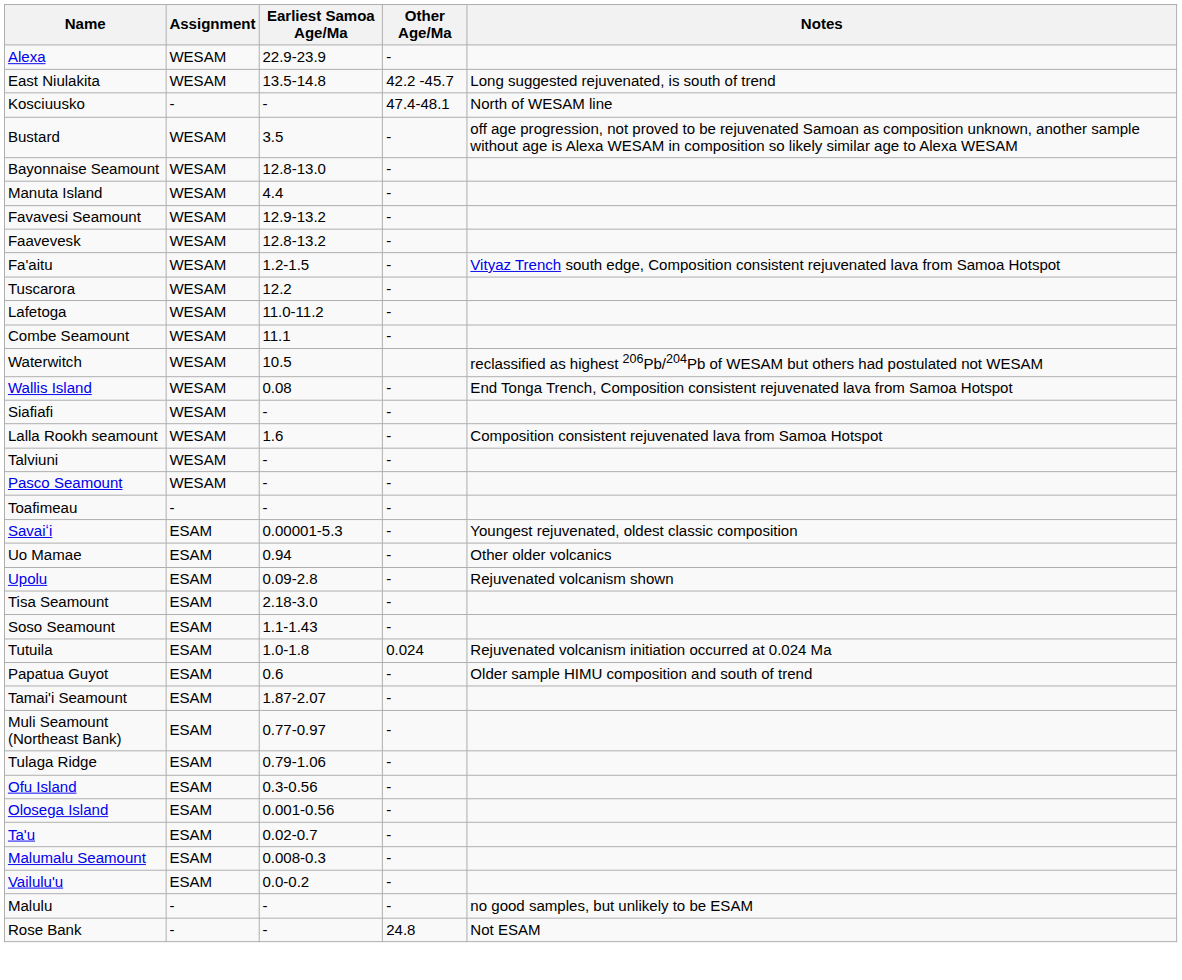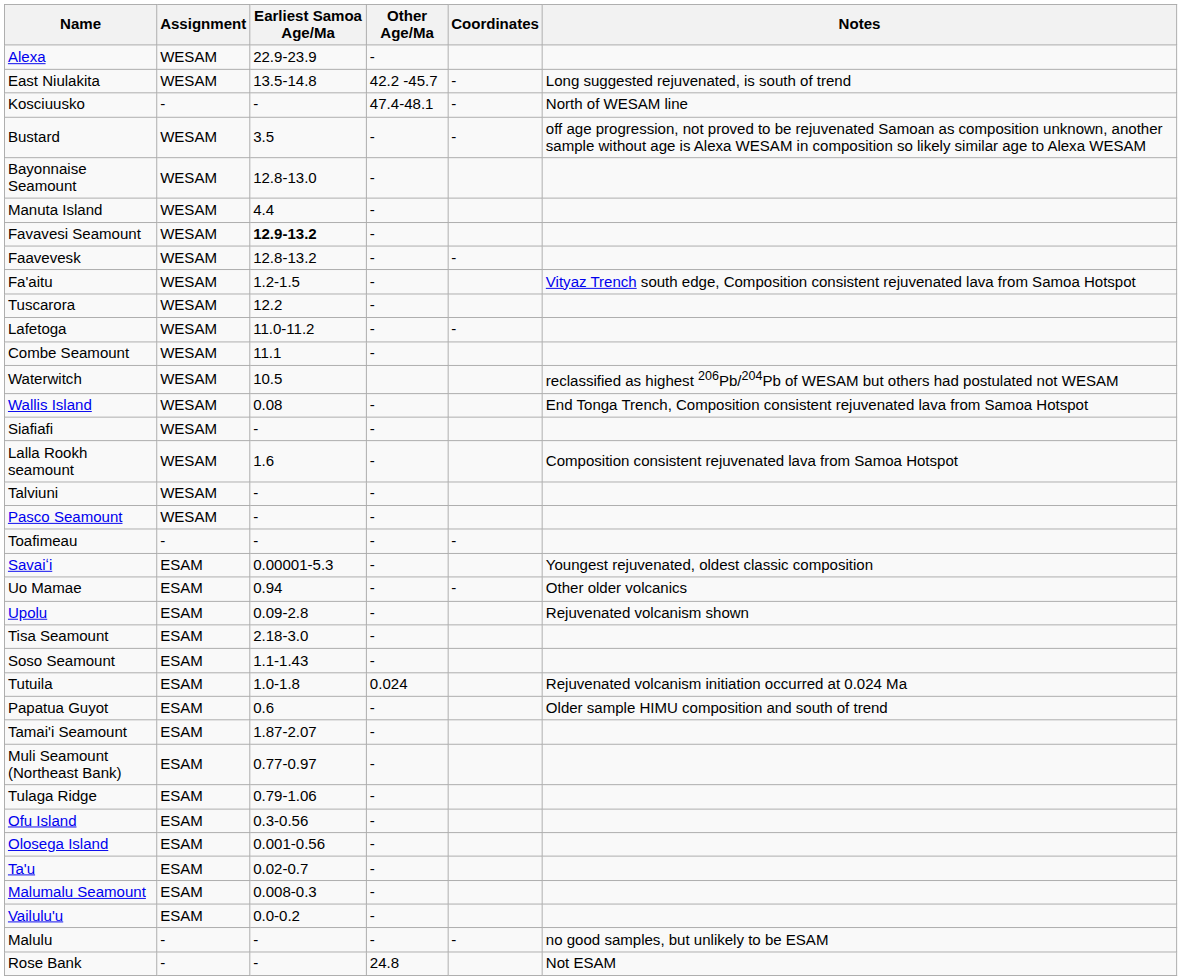+ column: (495, 24)
(294, 217) normal -> (285, 234) bold
